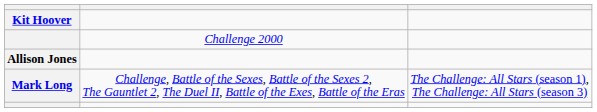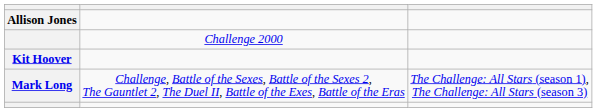rows swapped: (42, 59) <-> (42, 19)
